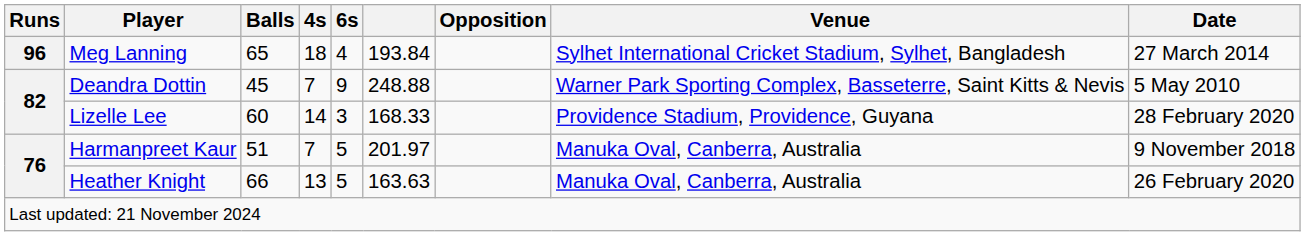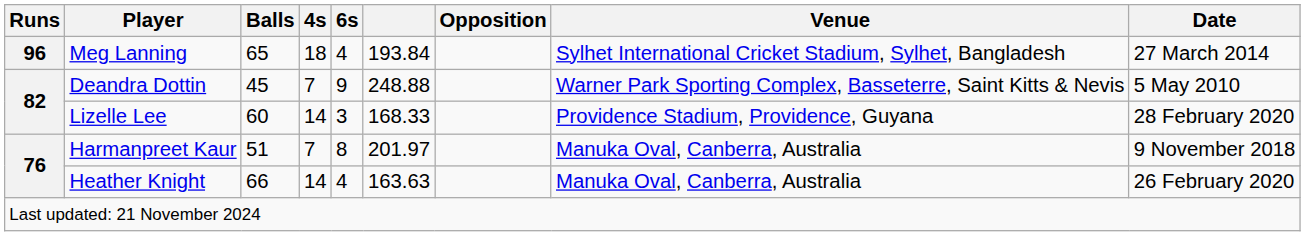(342, 149) 5 -> (342, 149) 8
(315, 181) 13 -> (315, 181) 14
(342, 181) 5 -> (342, 181) 4
